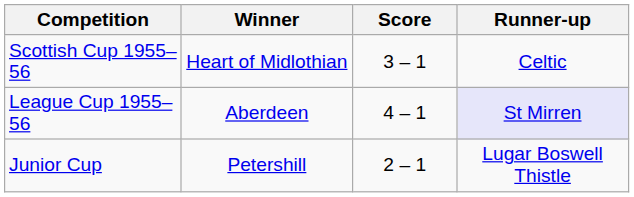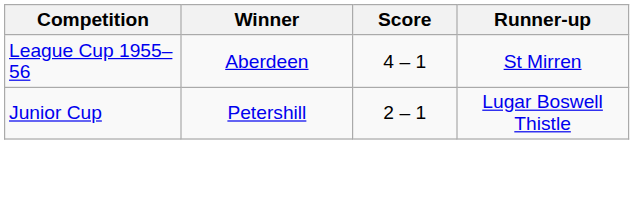- row: (93, 60)
(543, 113) lavender background -> (543, 60) no background
